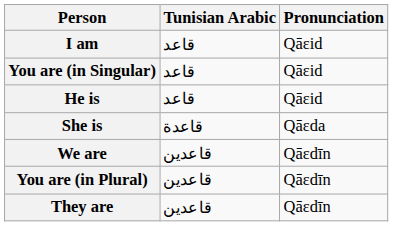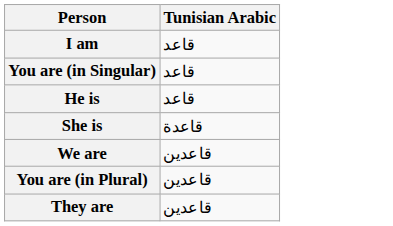- column: (334, 17)
